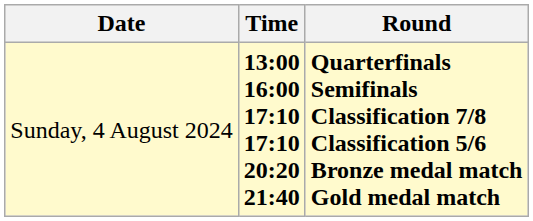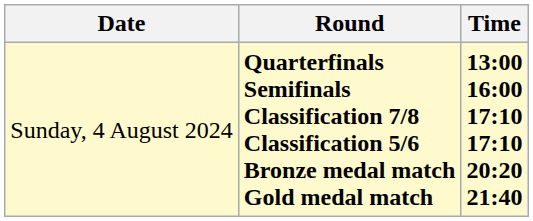columns swapped: (272, 23) <-> (417, 23)
